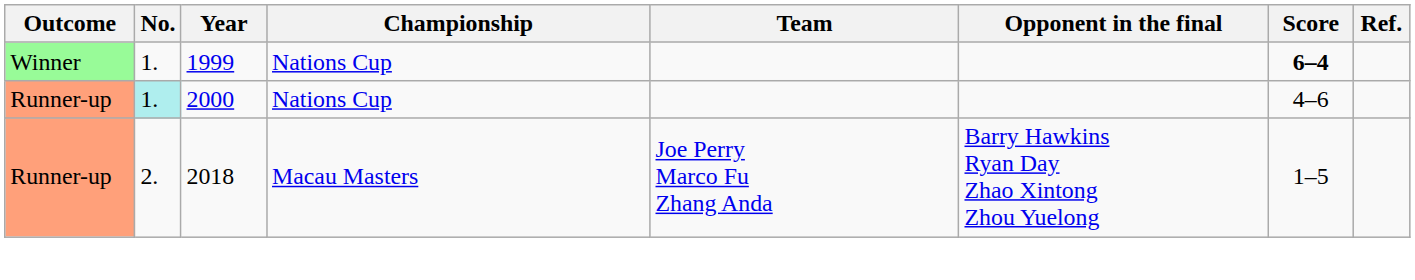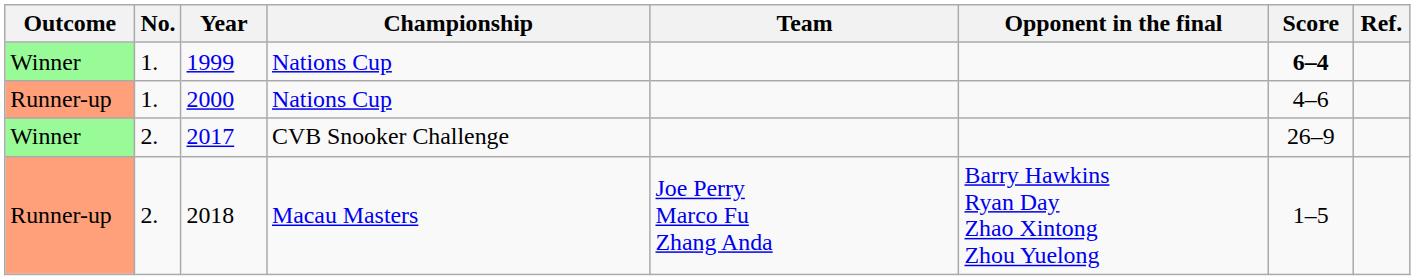(149, 99) paleturquoise background -> (149, 99) no background
+ row: (210, 136)
